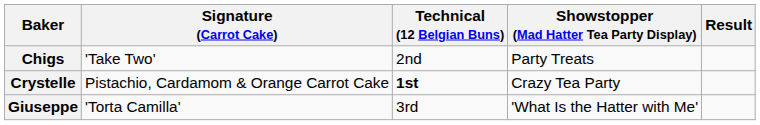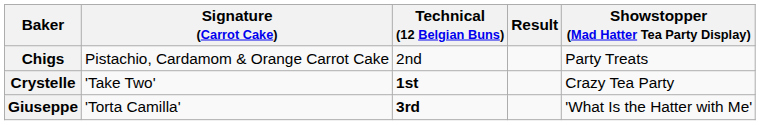columns swapped: (605, 25) <-> (729, 25)
(120, 58) 'Take Two' -> (237, 58) Pistachio, Cardamom & Orange Carrot Cake
(237, 82) Pistachio, Cardamom & Orange Carrot Cake -> (120, 82) 'Take Two'
(407, 107) normal -> (408, 107) bold
